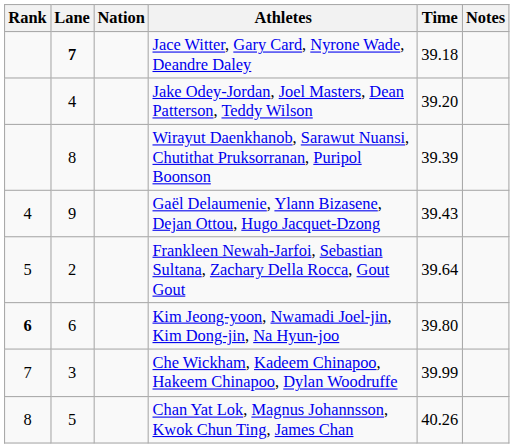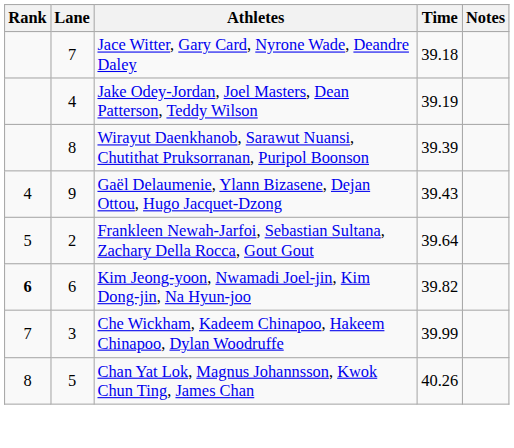- column: (121, 18)
(72, 55) bold -> (72, 55) normal
(440, 101) 39.20 -> (440, 101) 39.19
(440, 326) 39.80 -> (440, 287) 39.82
